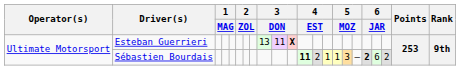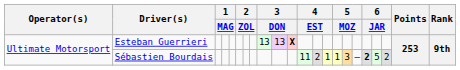(280, 42) 11 -> (280, 42) 13
(305, 57) bold -> (305, 57) normal
(377, 57) 6 -> (377, 57) 5
